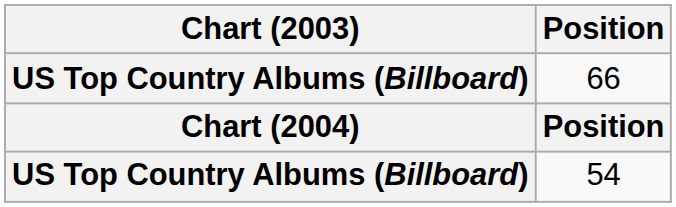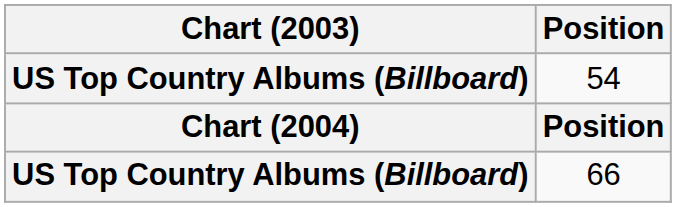rows swapped: (604, 175) <-> (604, 77)
